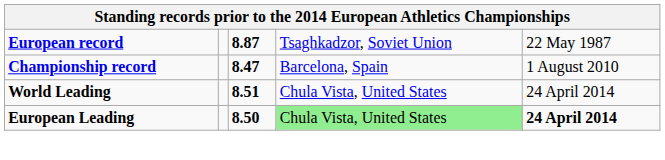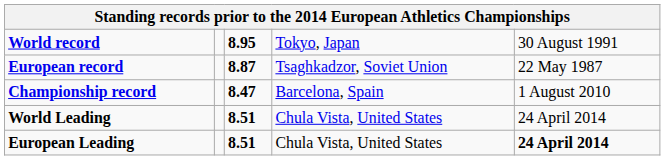+ row: (54, 42)
(246, 117) 8.50 -> (242, 142) 8.51
(363, 117) lightgreen background -> (359, 142) no background
